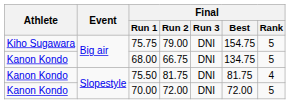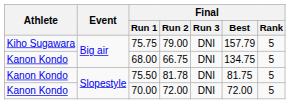(240, 44) 154.75 -> (240, 44) 157.79
(175, 76) 81.75 -> (175, 76) 81.78
(271, 76) 4 -> (271, 76) 5
